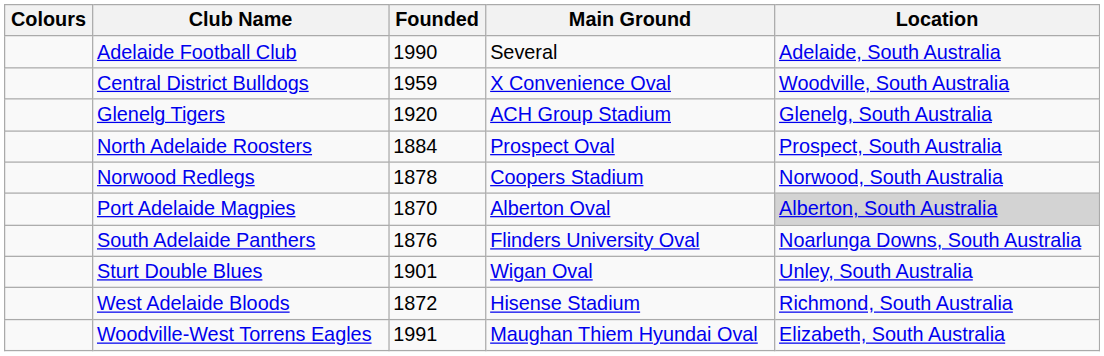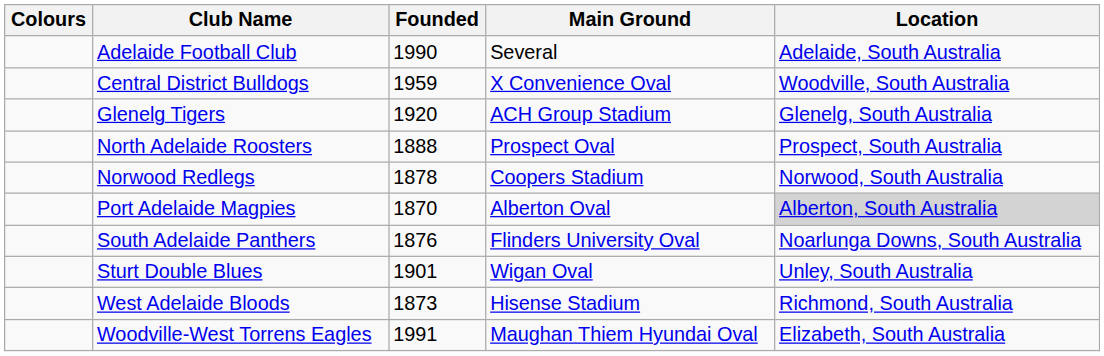(415, 146) 1884 -> (415, 146) 1888
(415, 303) 1872 -> (415, 303) 1873
